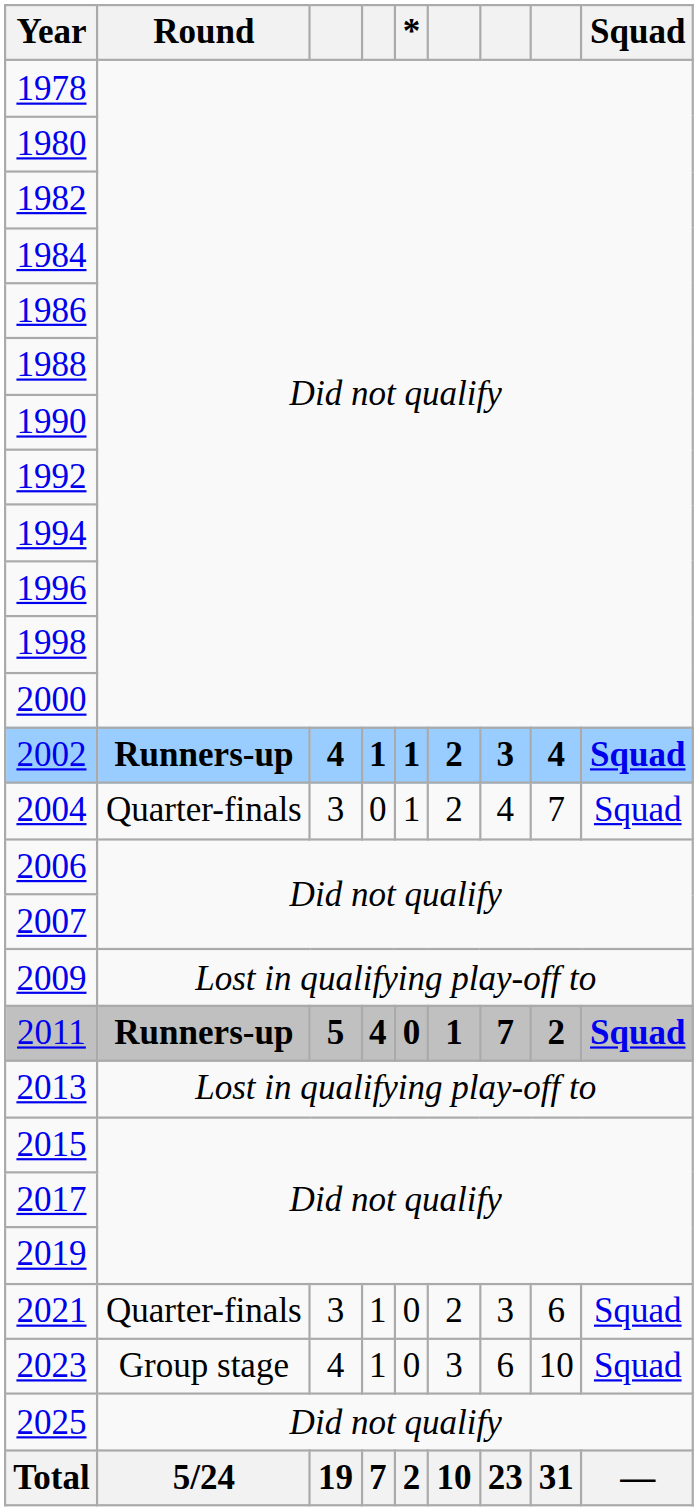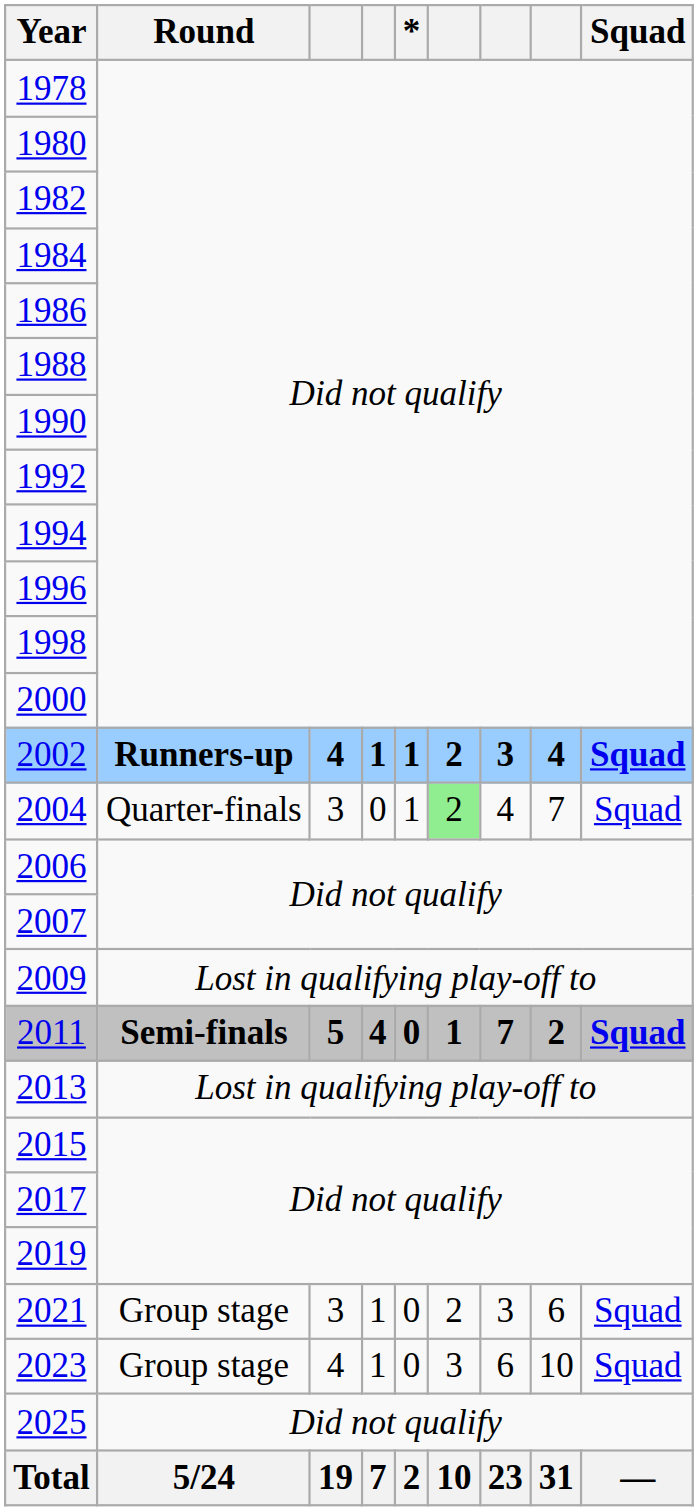(454, 810) no background -> (454, 810) lightgreen background
(204, 1032) Runners-up -> (204, 1032) Semi-finals
(204, 1310) Quarter-finals -> (204, 1310) Group stage
